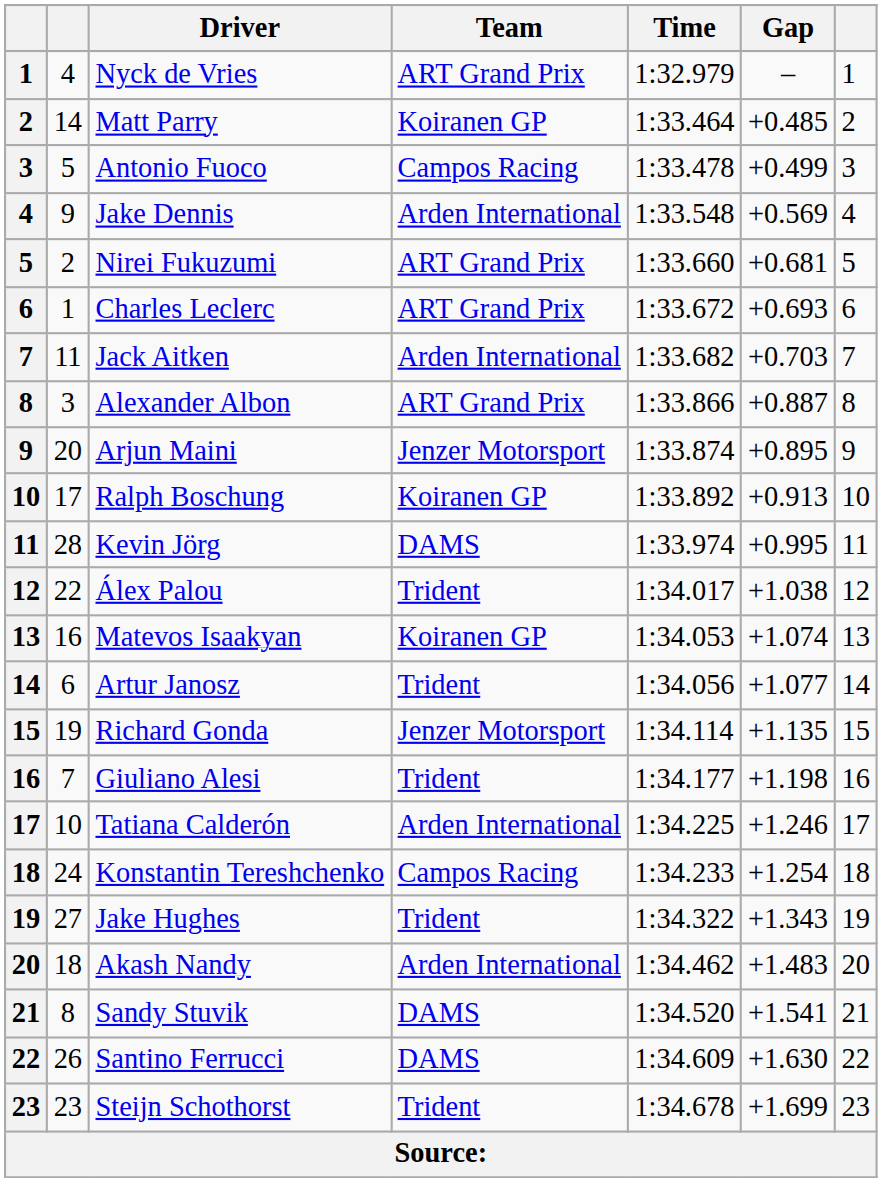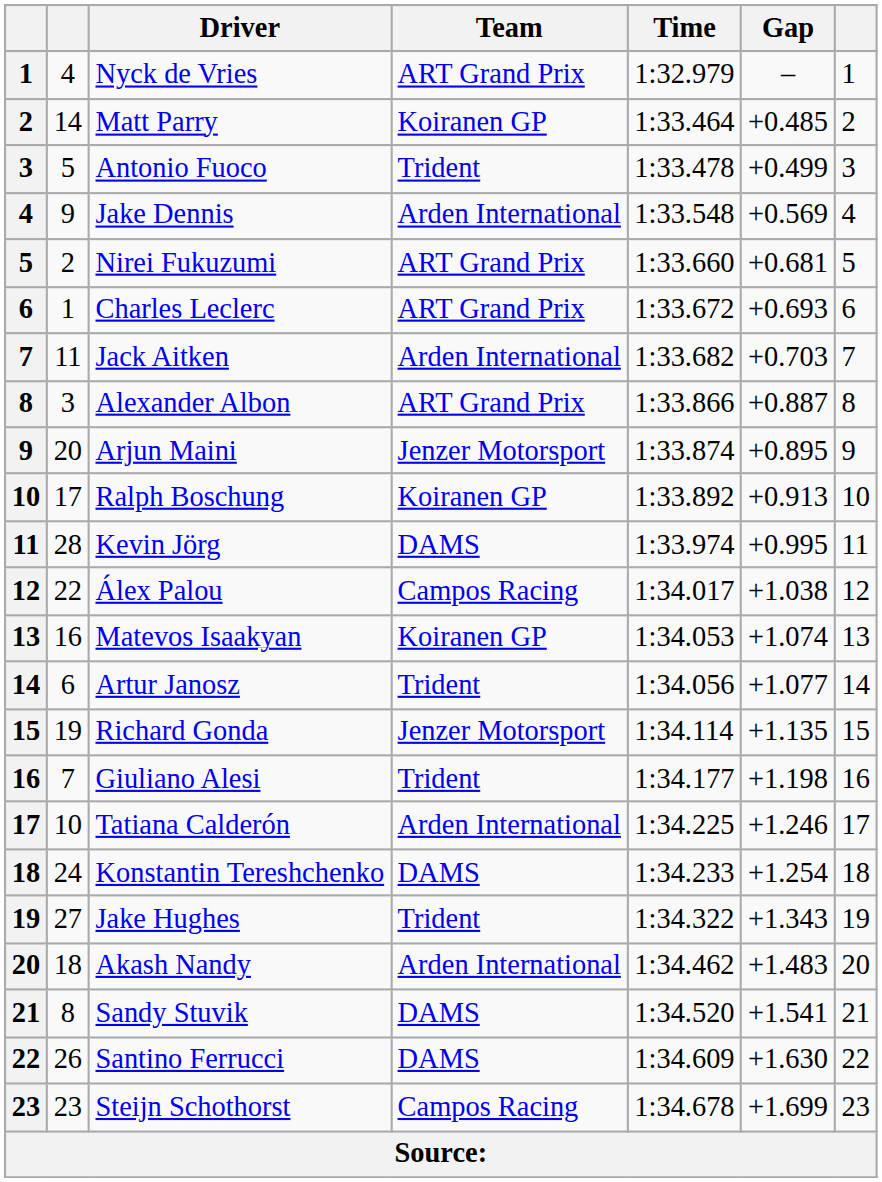(488, 168) Campos Racing -> (439, 168) Trident
(439, 590) Trident -> (488, 590) Campos Racing
(488, 871) Campos Racing -> (439, 871) DAMS
(439, 1106) Trident -> (488, 1106) Campos Racing
